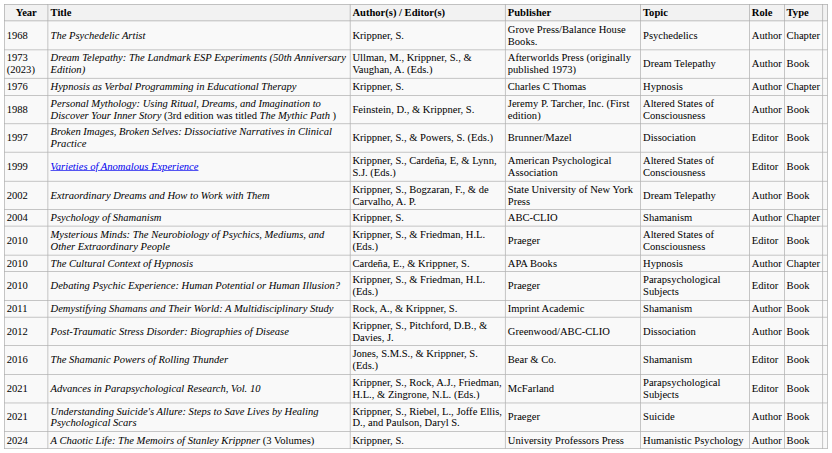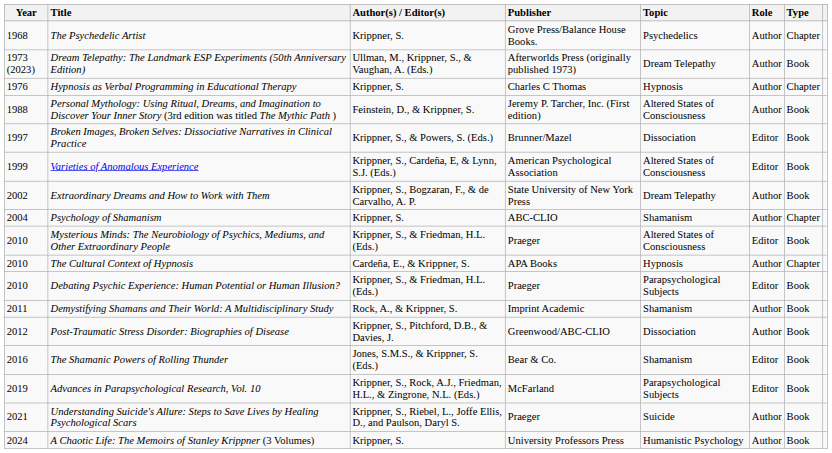(17, 388) 2021 -> (17, 388) 2019
